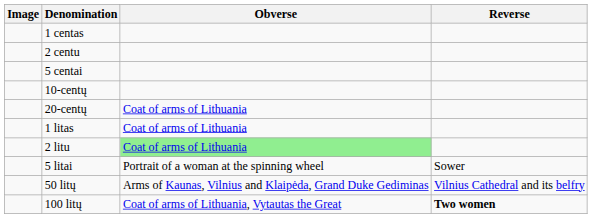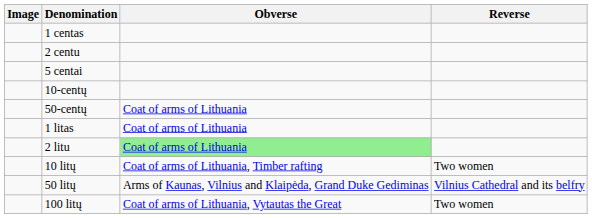- row: (66, 109)
+ row: (66, 109)
- row: (58, 166)
+ row: (60, 166)
(465, 204) bold -> (464, 204) normal
